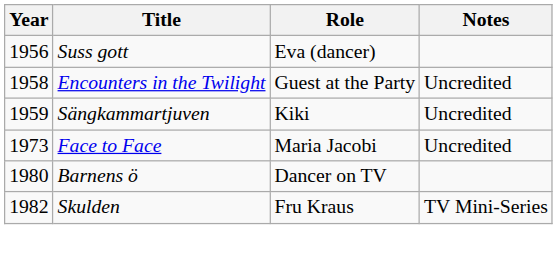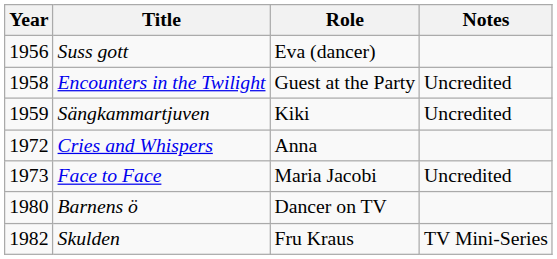+ row: (135, 144)
